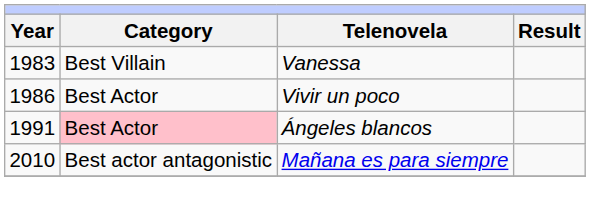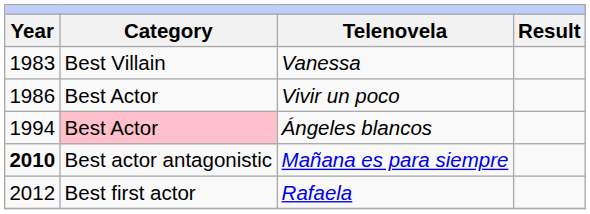(32, 128) 1991 -> (32, 128) 1994
(32, 161) normal -> (32, 161) bold
+ row: (317, 193)
